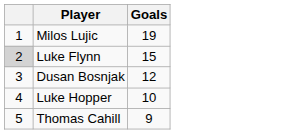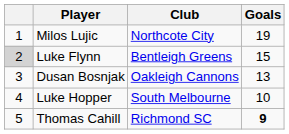+ column: (185, 14)
(149, 77) 12 -> (263, 77) 13
(149, 118) normal -> (263, 118) bold
